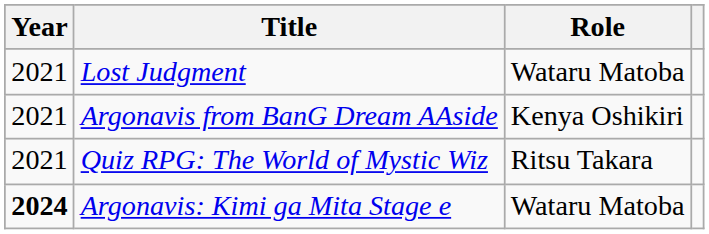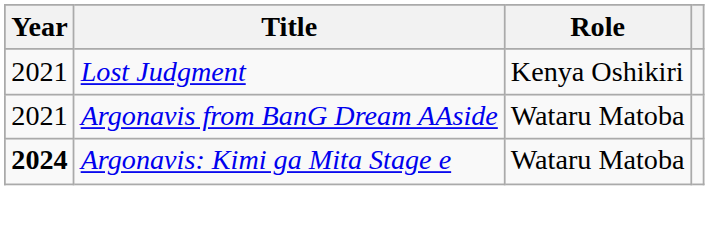(598, 71) Wataru Matoba -> (597, 71) Kenya Oshikiri
(597, 116) Kenya Oshikiri -> (598, 116) Wataru Matoba
- row: (284, 160)
